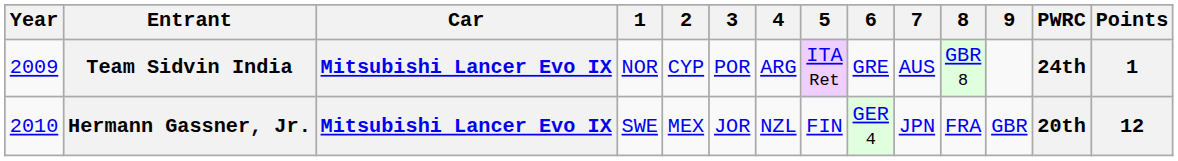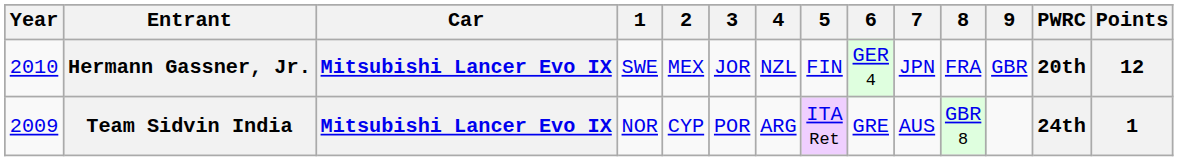rows swapped: (189, 68) <-> (189, 126)
